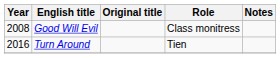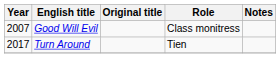(18, 28) 2008 -> (18, 28) 2007
(18, 45) 2016 -> (18, 45) 2017
